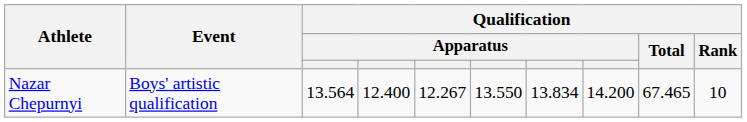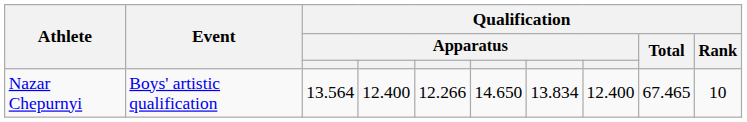(442, 93) 12.267 -> (442, 93) 12.266
(498, 93) 13.550 -> (498, 93) 14.650
(611, 93) 14.200 -> (611, 93) 12.400
